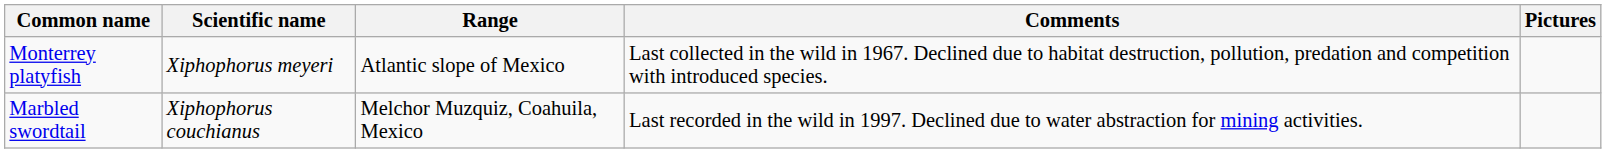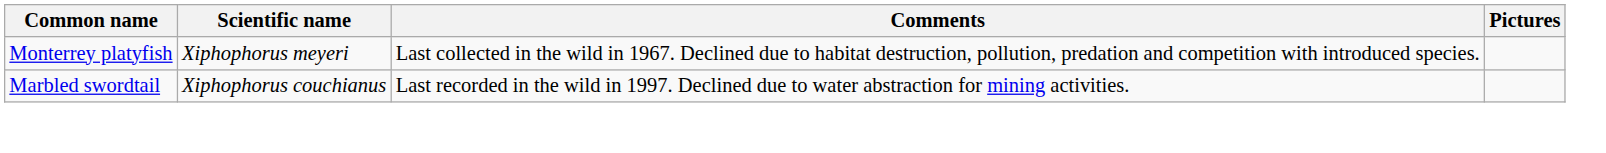- column: (490, 20)
